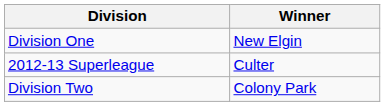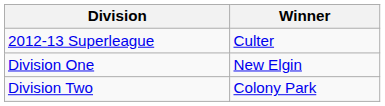rows swapped: (81, 64) <-> (51, 40)
